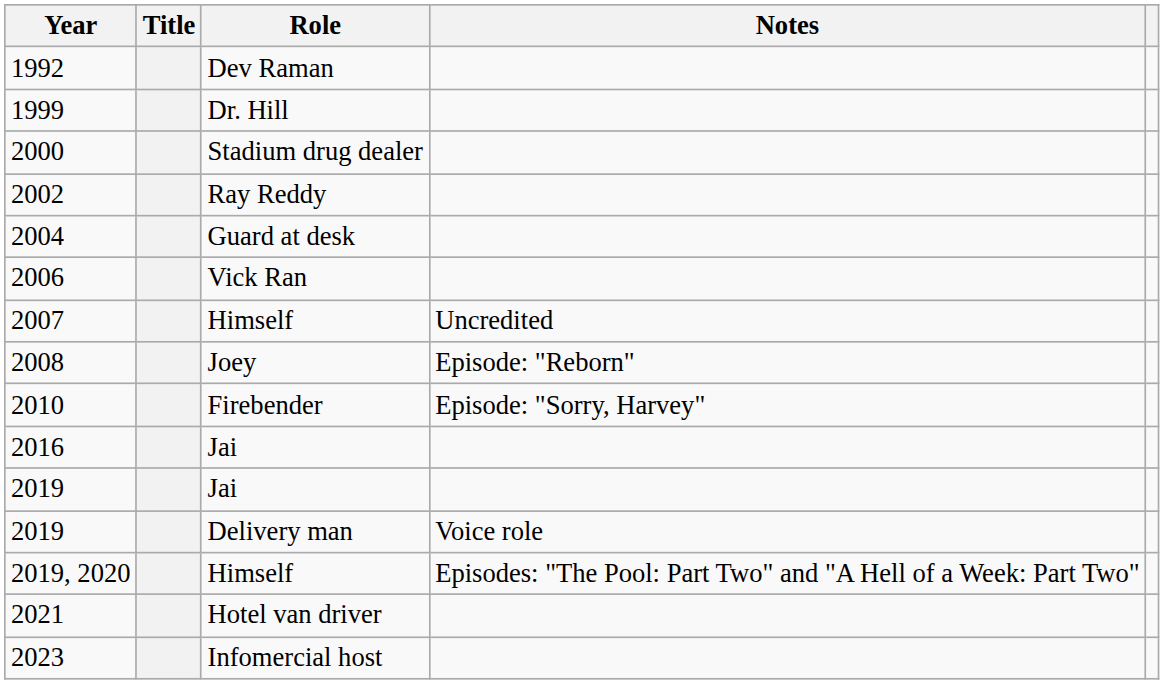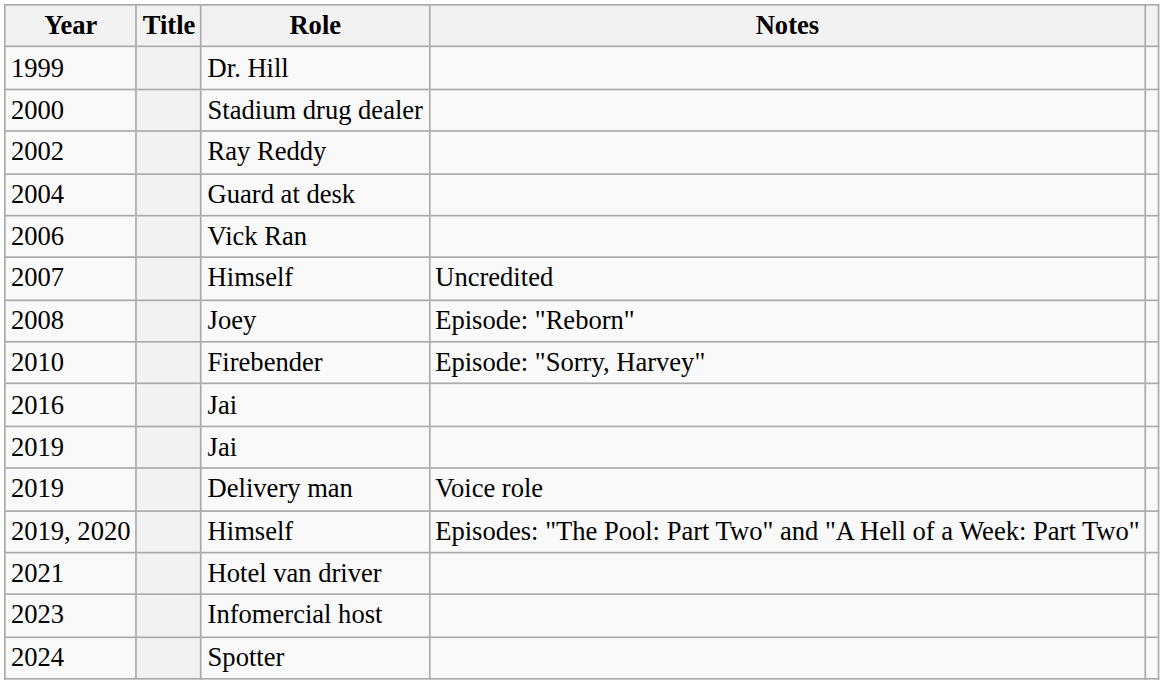- row: (38, 67)
+ row: (38, 657)
